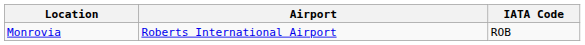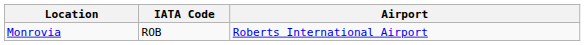columns swapped: (313, 14) <-> (534, 14)
